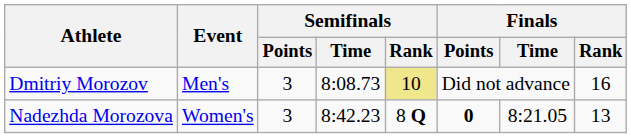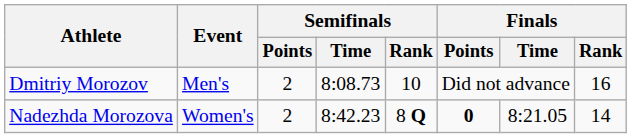(287, 83) 3 -> (287, 83) 2
(411, 83) khaki background -> (411, 83) no background
(287, 116) 3 -> (287, 116) 2
(601, 116) 13 -> (601, 116) 14
